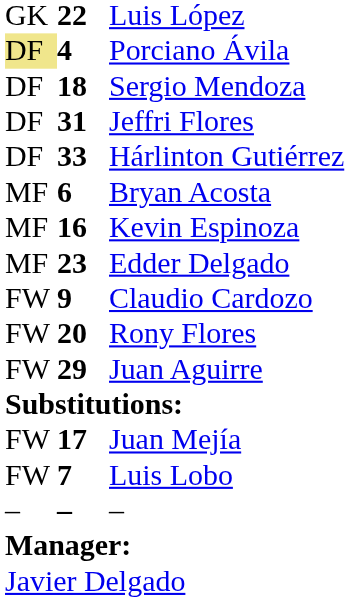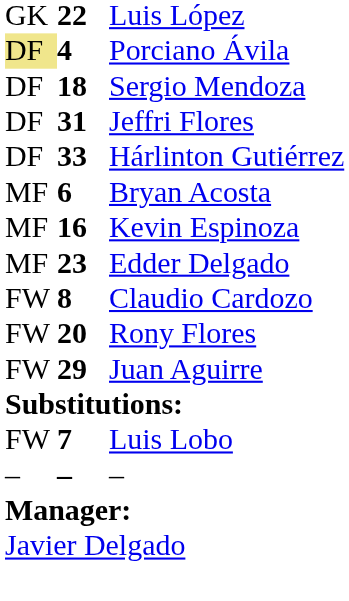(64, 298) 9 -> (64, 298) 8
- row: (175, 439)
